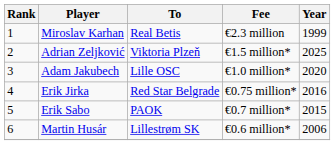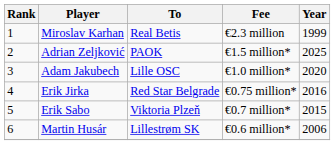(165, 52) Viktoria Plzeň -> (146, 52) PAOK
(146, 110) PAOK -> (165, 110) Viktoria Plzeň
